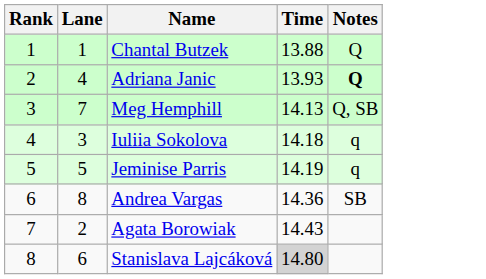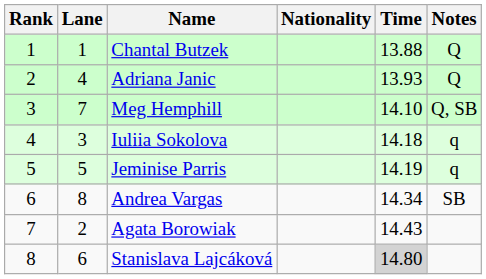+ column: (326, 19)
(355, 79) bold -> (454, 79) normal
(302, 109) 14.13 -> (401, 109) 14.10
(302, 199) 14.36 -> (401, 199) 14.34
